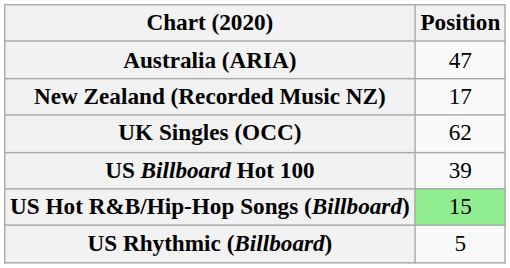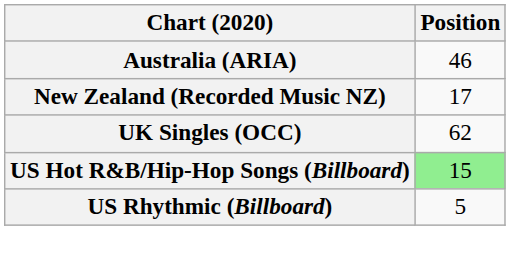(460, 59) 47 -> (460, 59) 46
- row: (210, 170)
